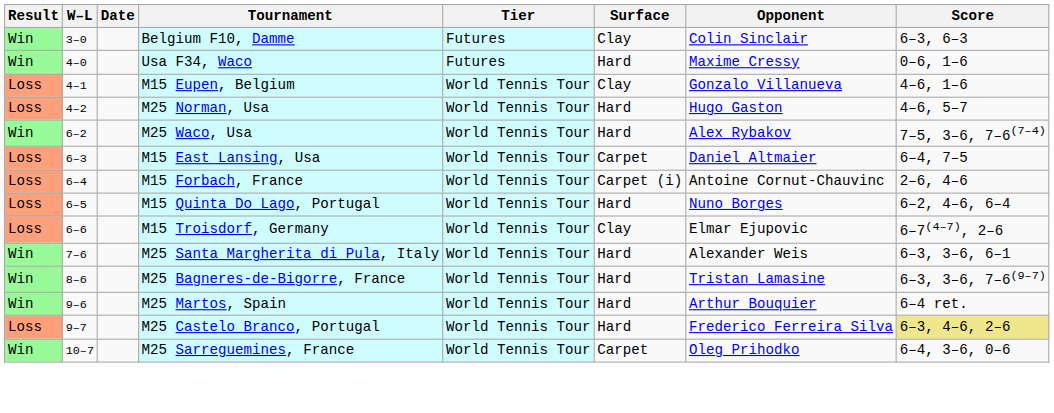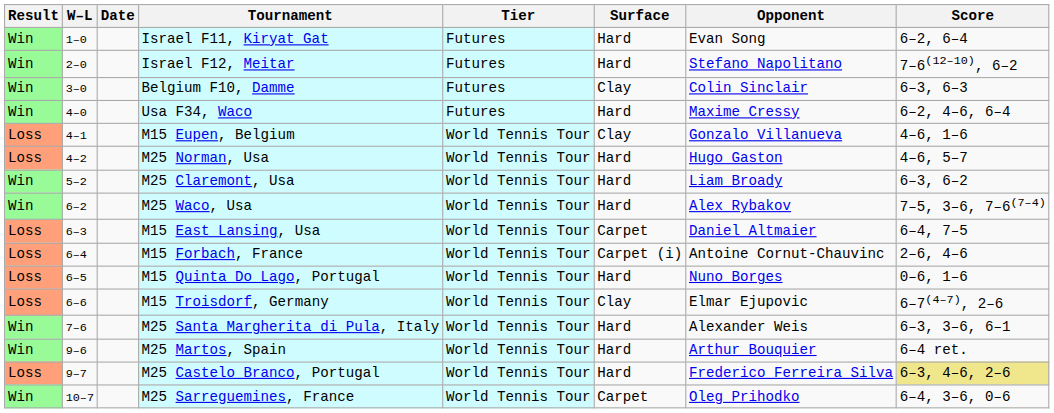+ row: (235, 39)
+ row: (218, 64)
(934, 62) 0–6, 1–6 -> (955, 112) 6–2, 4–6, 6–4
+ row: (218, 181)
(955, 204) 6–2, 4–6, 6–4 -> (934, 277) 0–6, 1–6
- row: (273, 279)
